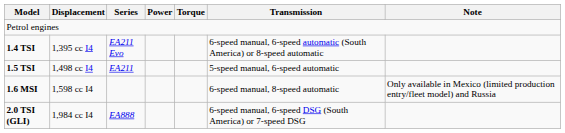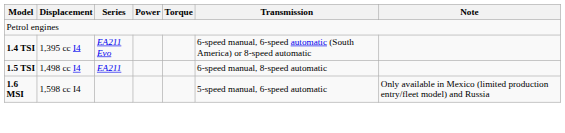(274, 68) 5-speed manual, 6-speed automatic -> (262, 68) 6-speed manual, 8-speed automatic
(274, 89) 6-speed manual, 8-speed automatic -> (262, 89) 5-speed manual, 6-speed automatic
- row: (21, 115)
